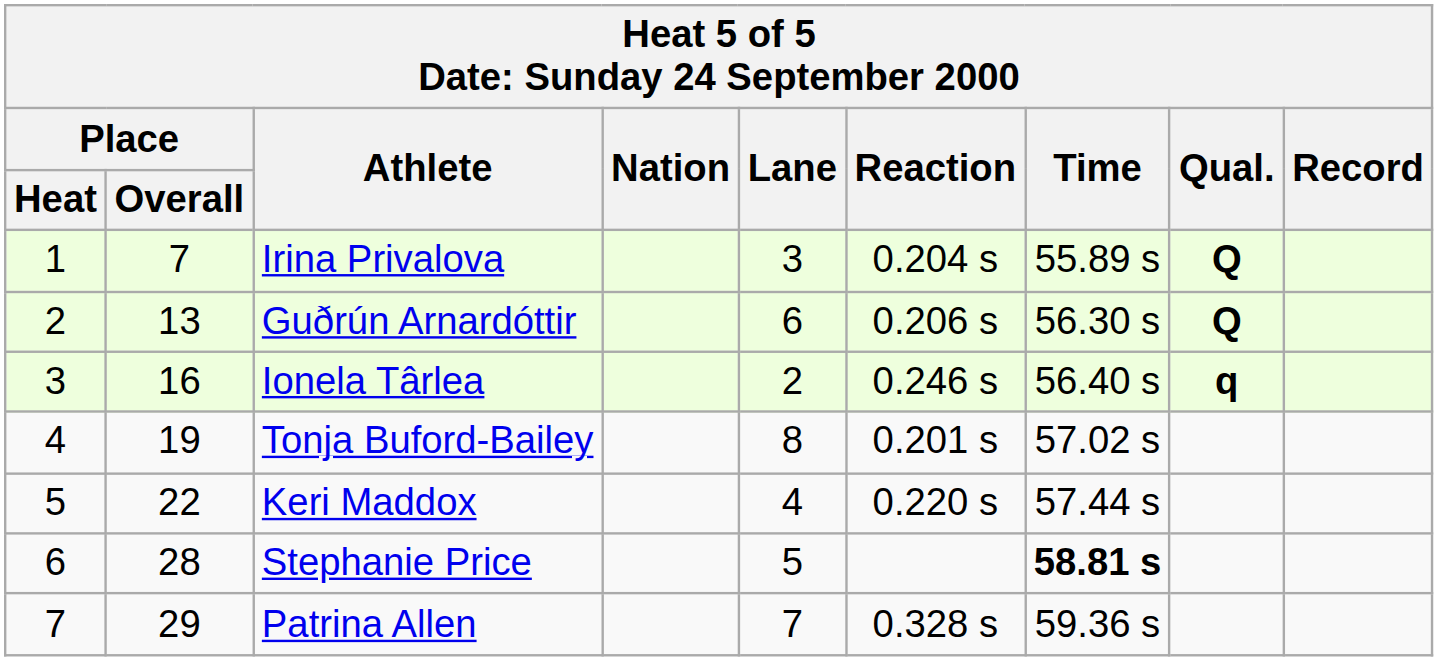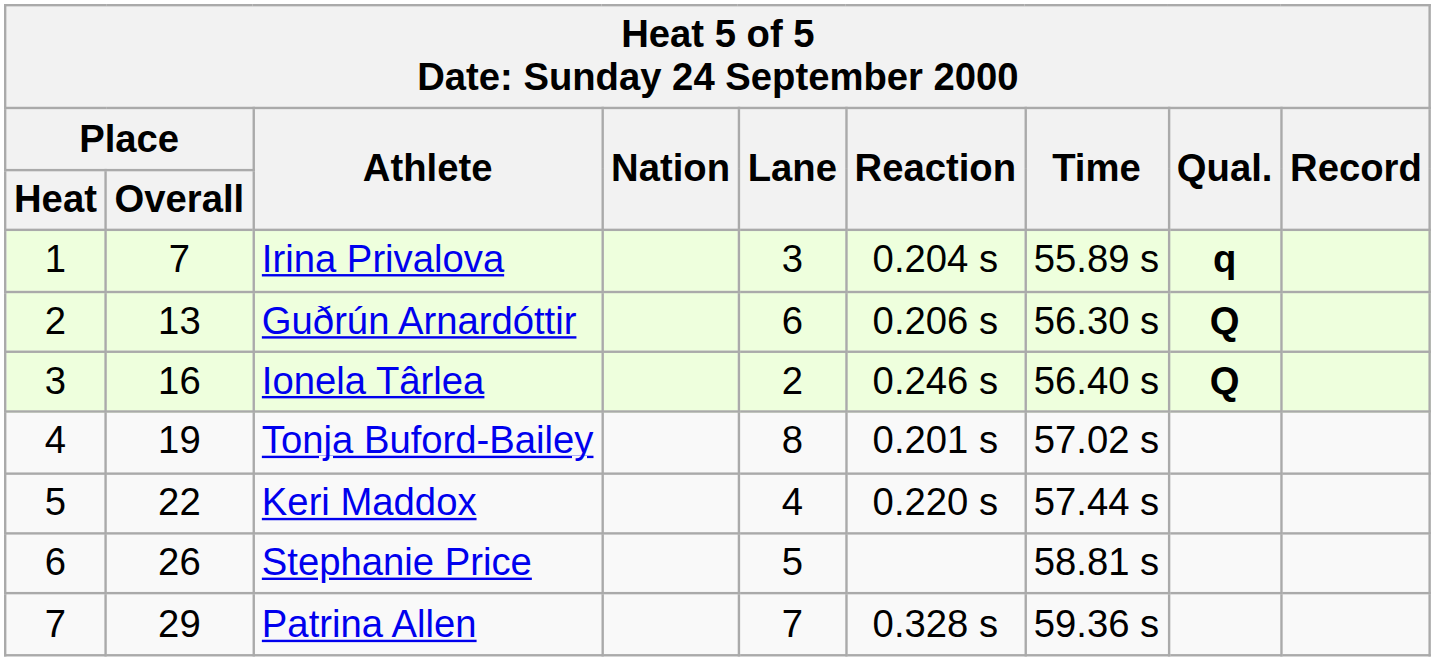(1227, 259) Q -> (1225, 259) q
(1227, 381) q -> (1225, 381) Q
(179, 563) 28 -> (179, 563) 26
(1098, 563) bold -> (1096, 563) normal
